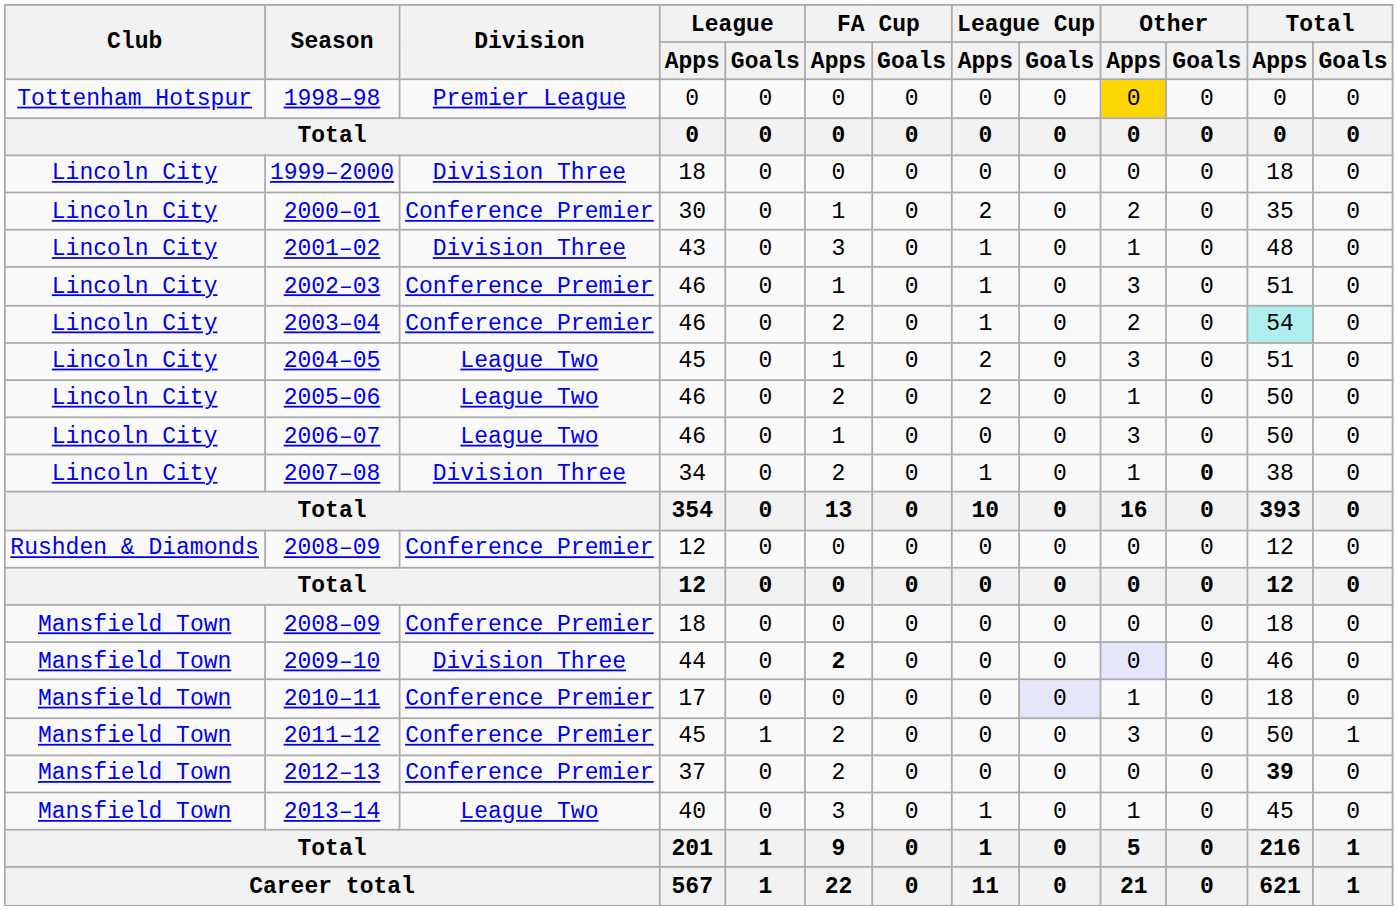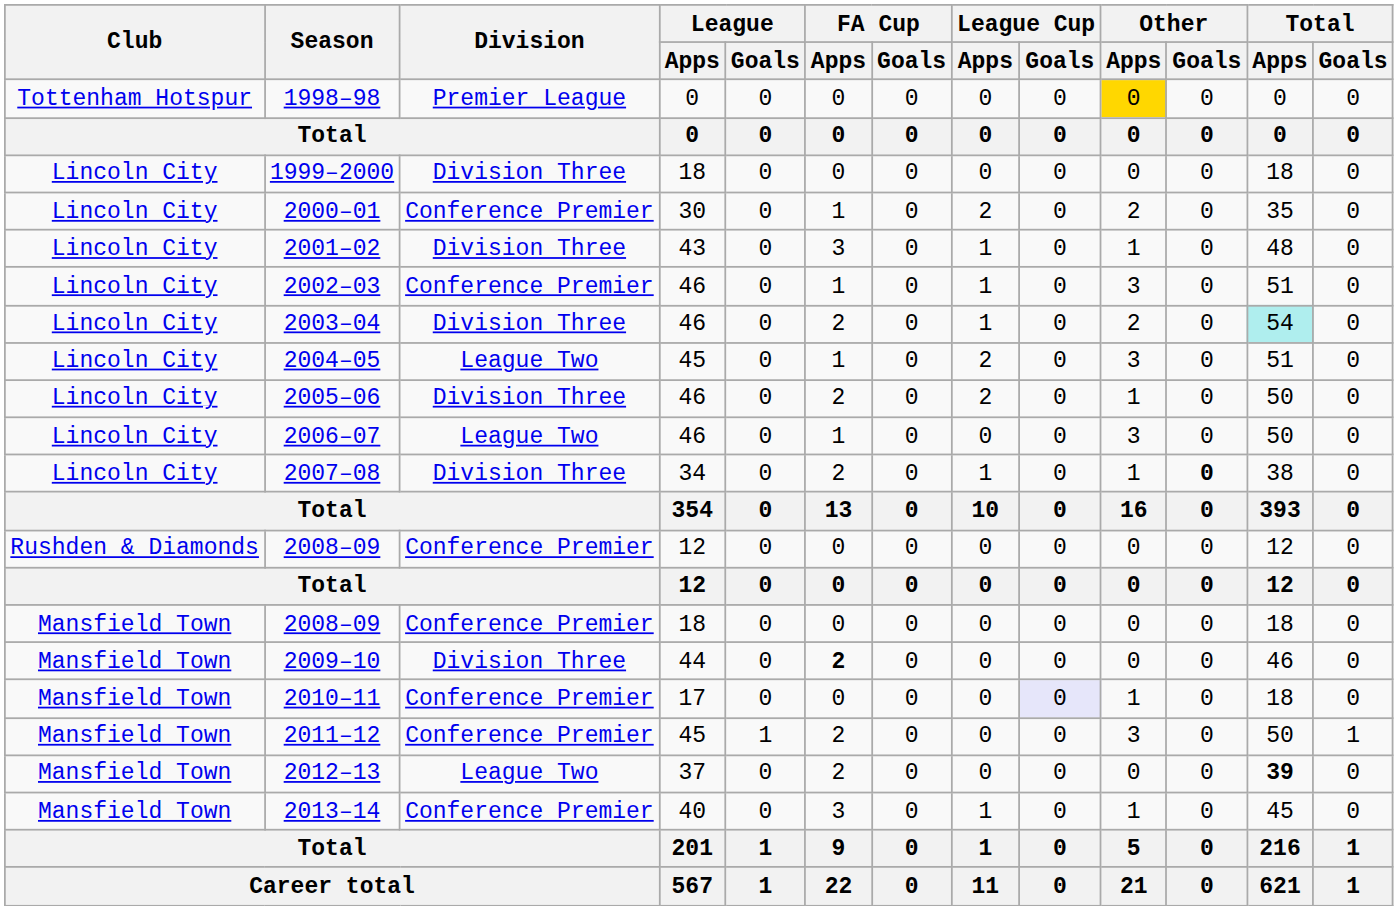(529, 324) Conference Premier -> (529, 324) Division Three
(529, 399) League Two -> (529, 399) Division Three
(1134, 661) lavender background -> (1134, 661) no background
(529, 774) Conference Premier -> (529, 774) League Two
(529, 811) League Two -> (529, 811) Conference Premier
